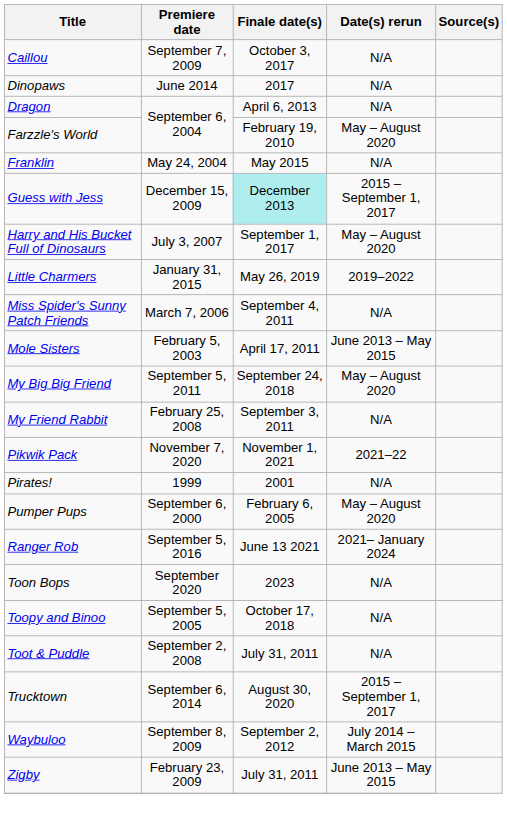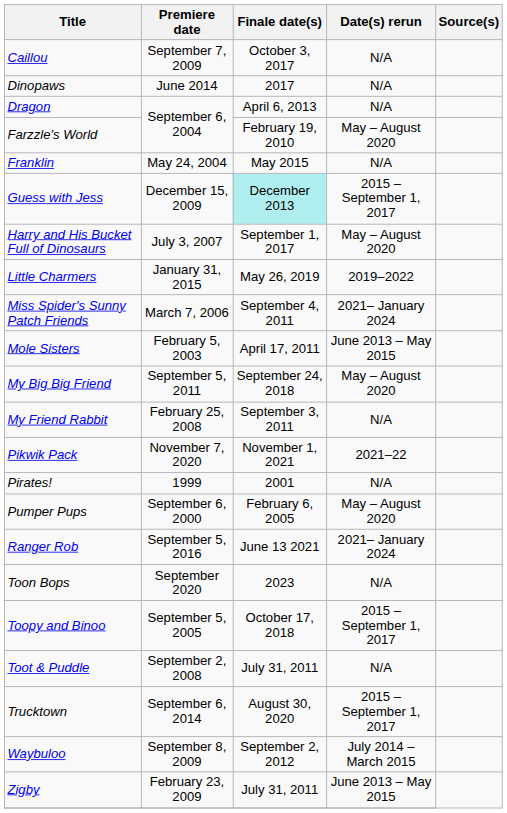(381, 312) N/A -> (381, 312) 2021– January 2024
(381, 618) N/A -> (381, 625) 2015 – September 1, 2017
